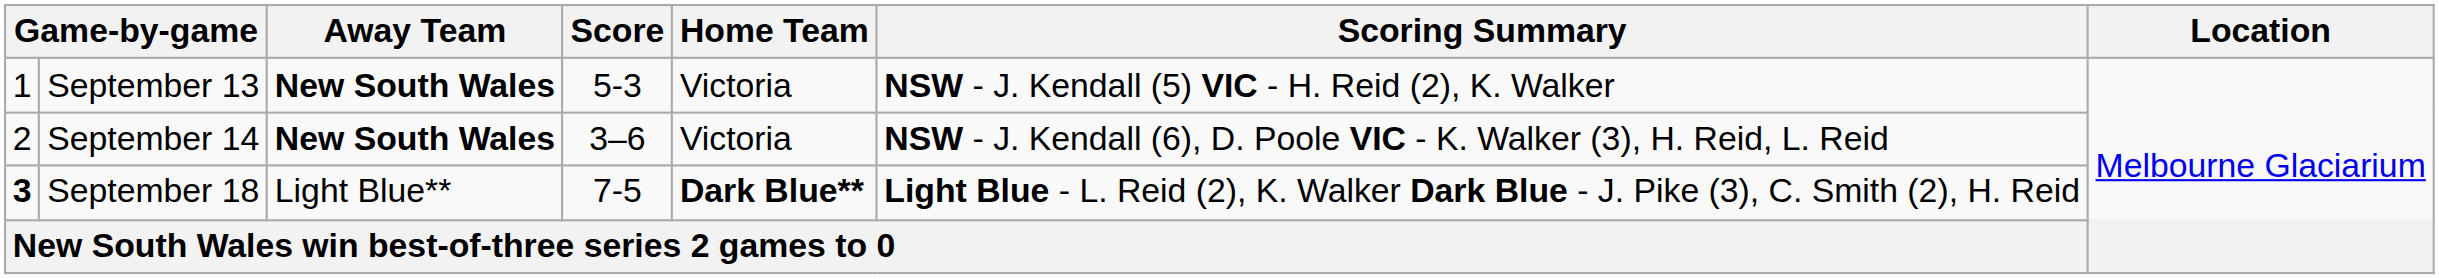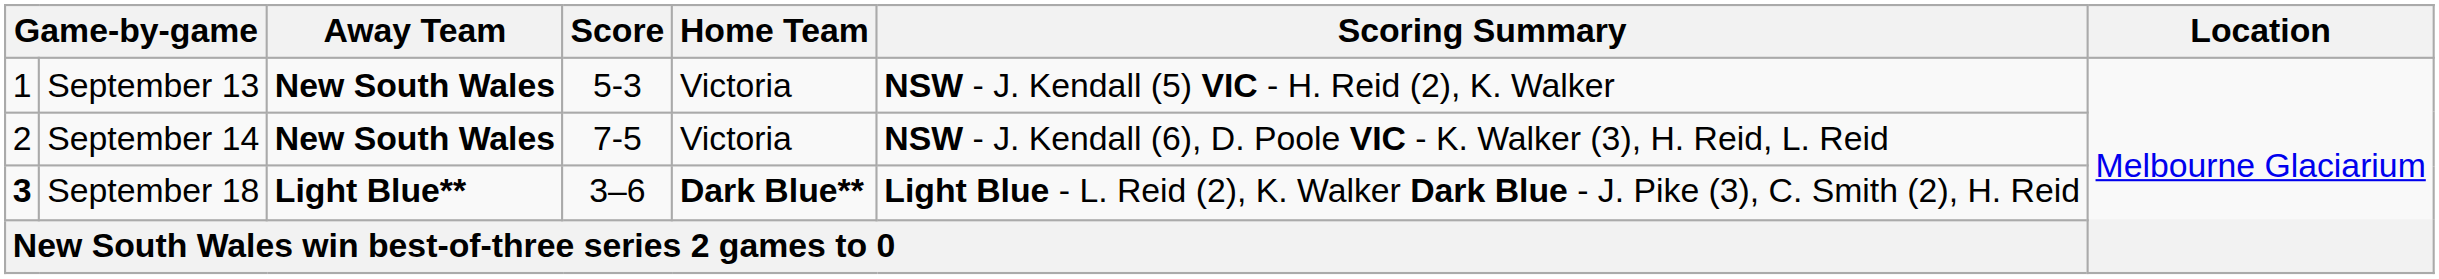(617, 138) 3–6 -> (617, 138) 7-5
(363, 191) normal -> (370, 191) bold
(617, 191) 7-5 -> (617, 191) 3–6
